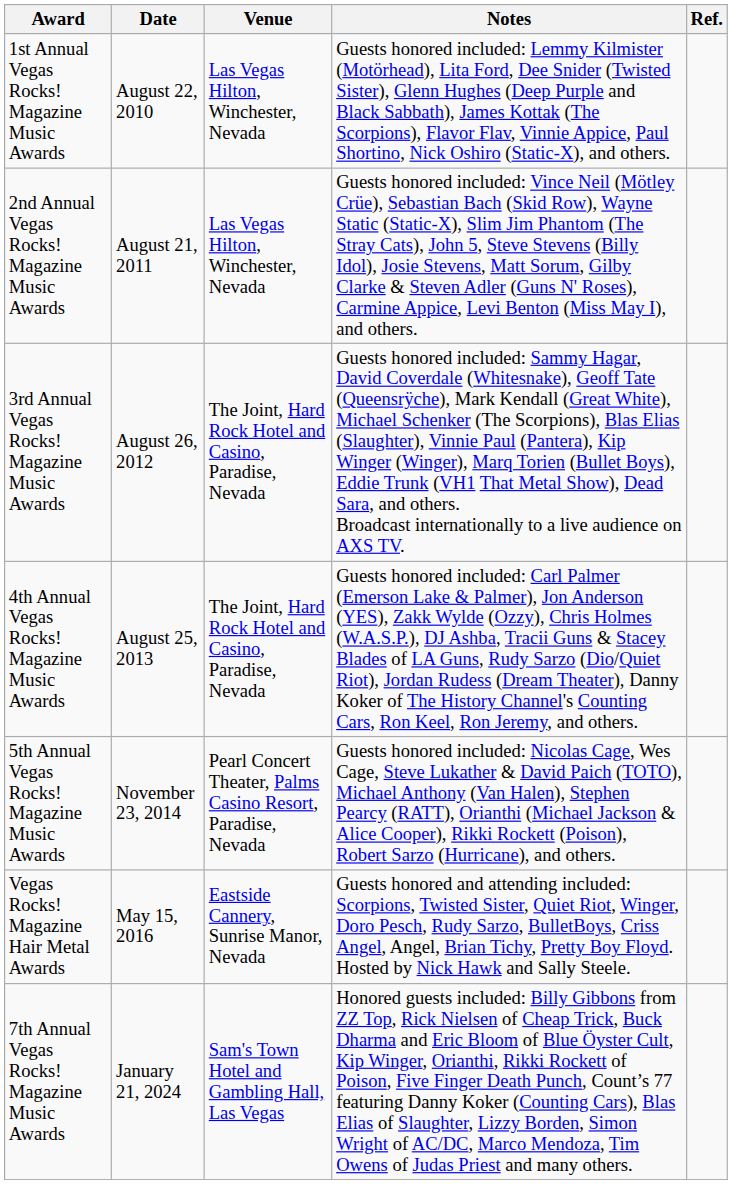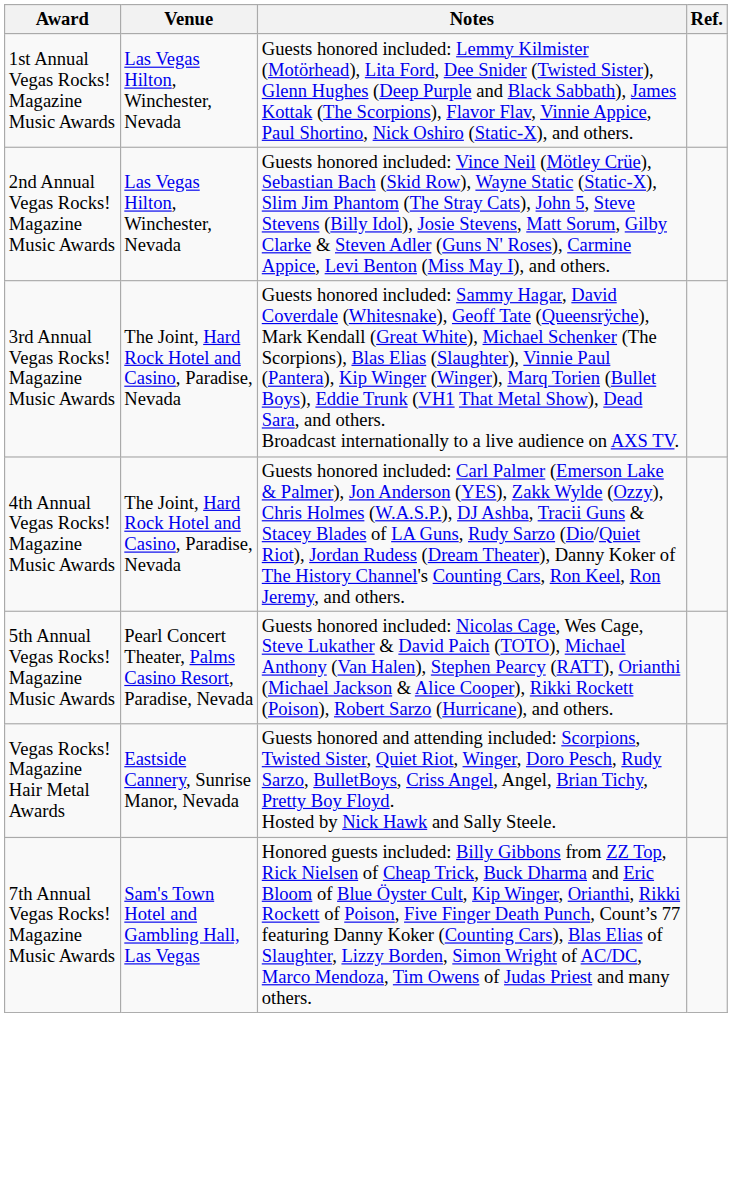- column: (158, 19)
